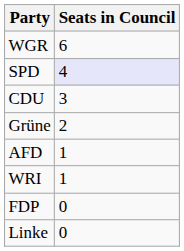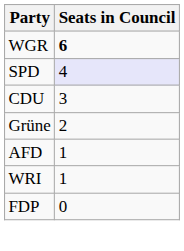(63, 44) normal -> (63, 44) bold
- row: (28, 233)
